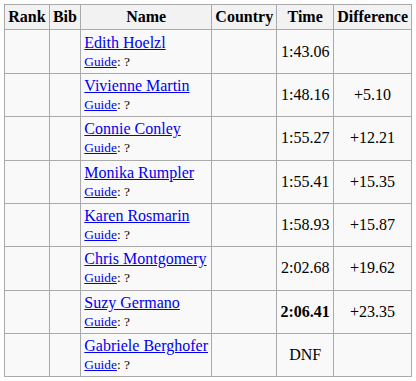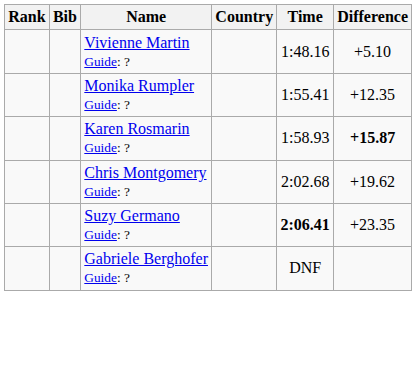- row: (125, 51)
- row: (133, 138)
(373, 181) +15.35 -> (373, 94) +12.35
(373, 225) normal -> (373, 138) bold
